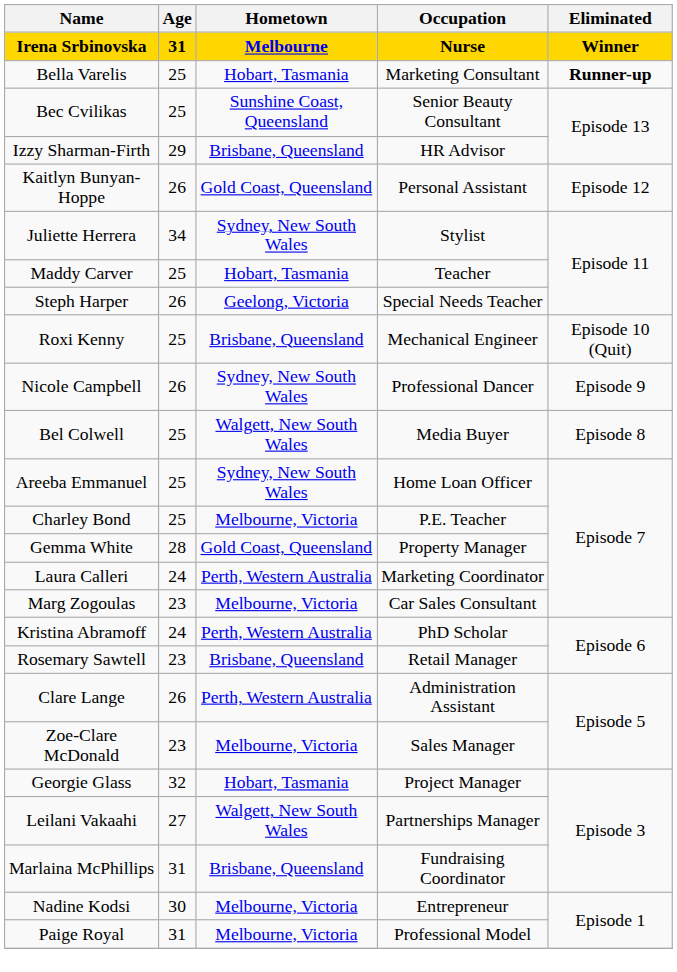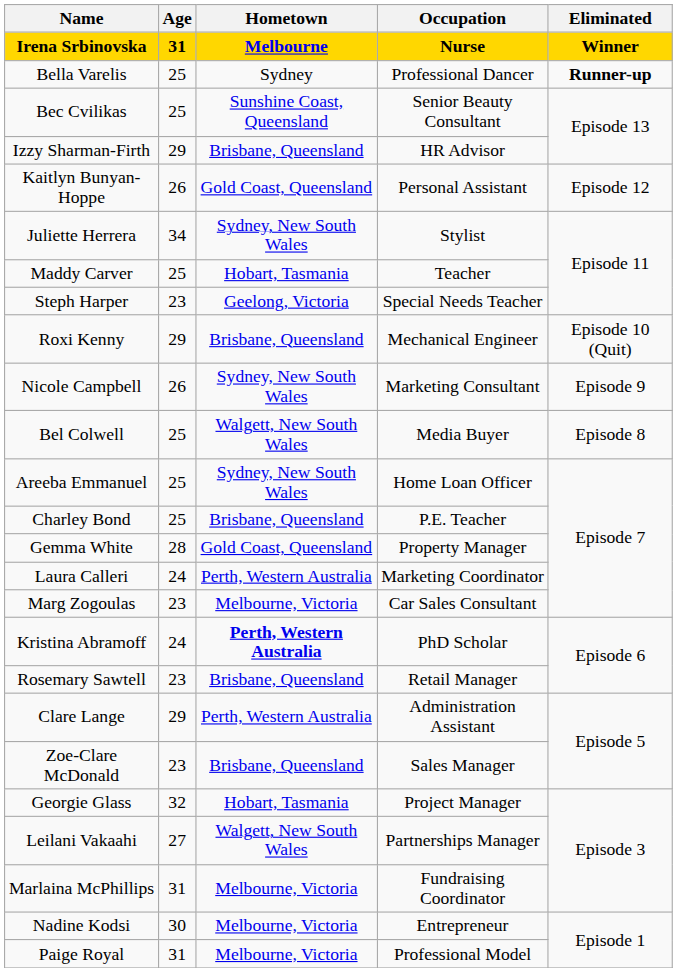(286, 74) Hobart, Tasmania -> (286, 74) Sydney
(463, 74) Marketing Consultant -> (463, 74) Professional Dancer
(177, 301) 26 -> (177, 301) 23
(177, 338) 25 -> (177, 338) 29
(463, 386) Professional Dancer -> (463, 386) Marketing Consultant
(286, 519) Melbourne, Victoria -> (286, 519) Brisbane, Queensland
(286, 631) normal -> (286, 641) bold
(177, 697) 26 -> (177, 717) 29
(286, 745) Melbourne, Victoria -> (286, 764) Brisbane, Queensland
(286, 868) Brisbane, Queensland -> (286, 888) Melbourne, Victoria
